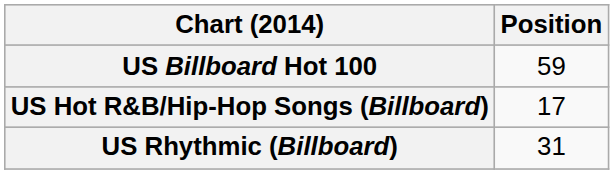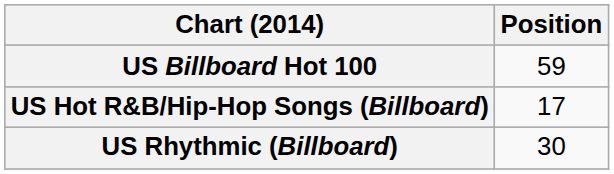(551, 147) 31 -> (551, 147) 30
